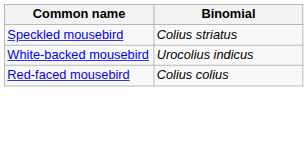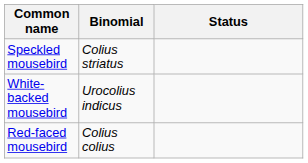+ column: (228, 21)
